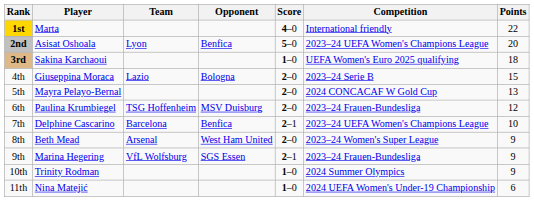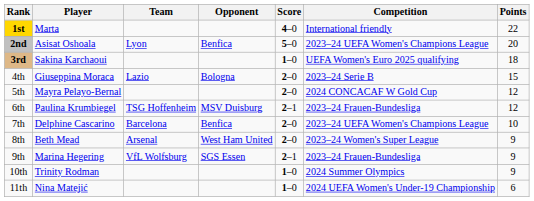(513, 92) 13 -> (513, 92) 12
(289, 108) 2–0 -> (289, 108) 2–1
(289, 124) 2–1 -> (289, 124) 2–0
